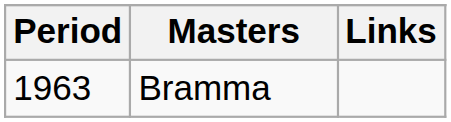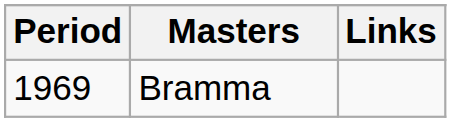(52, 87) 1963 -> (52, 87) 1969
